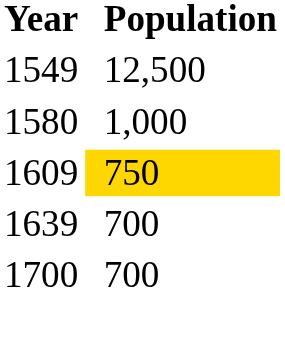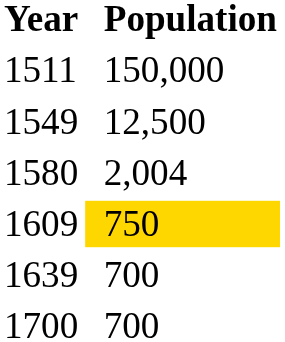+ row: (40, 70)
(145, 121) 1,000 -> (145, 172) 2,004
